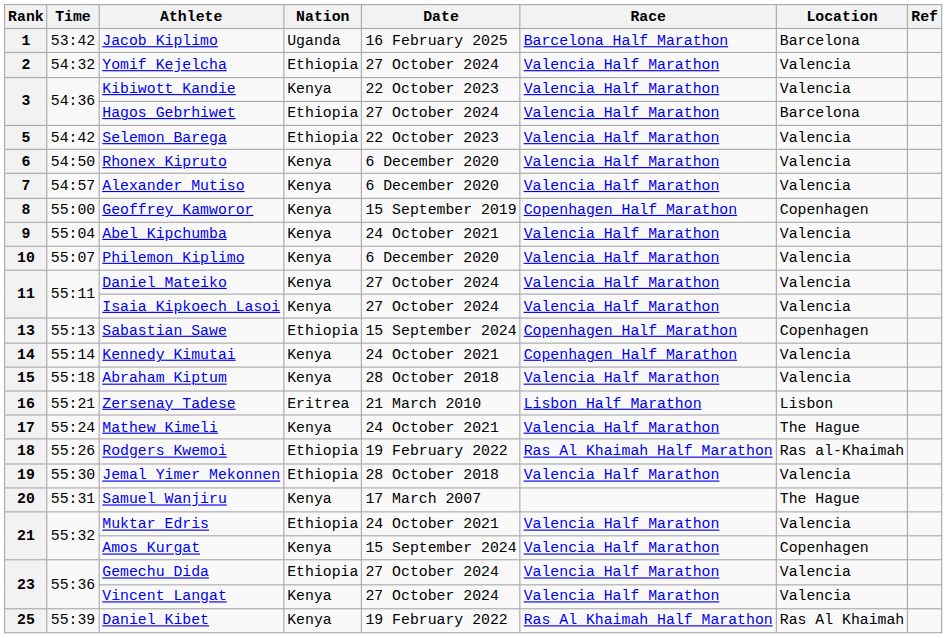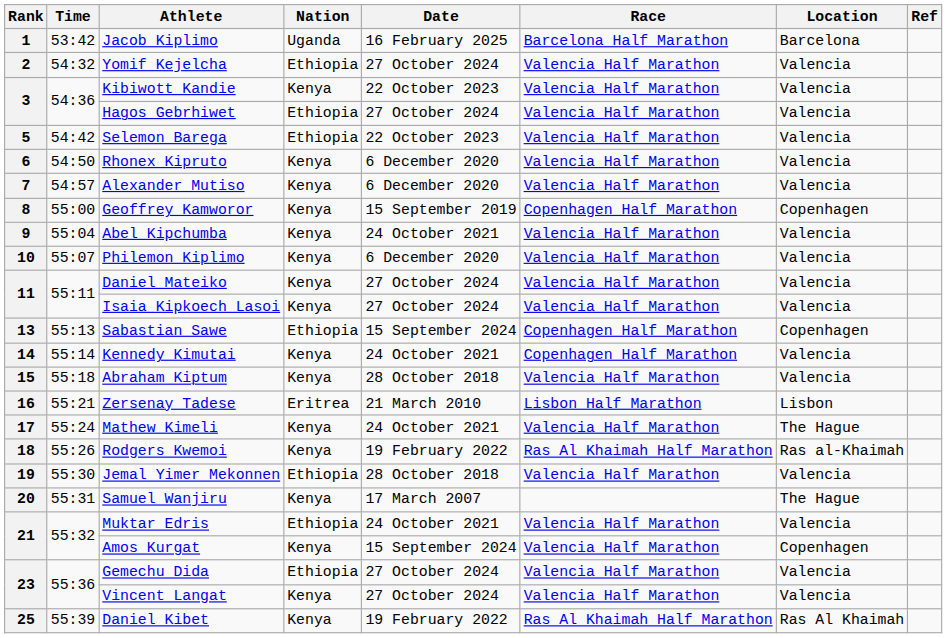(820, 113) Barcelona -> (815, 113) Valencia
(323, 451) Ethiopia -> (309, 451) Kenya
